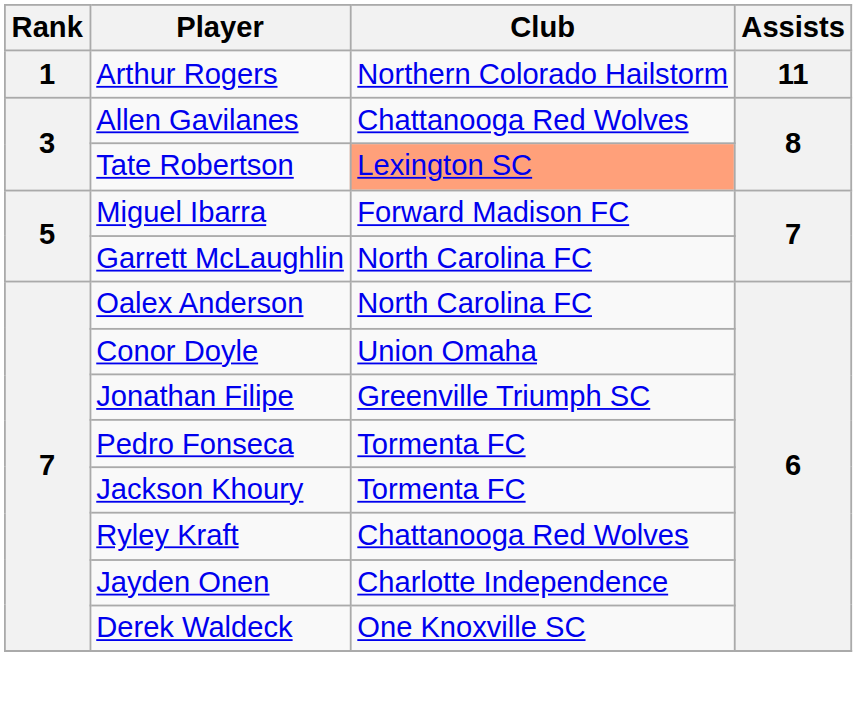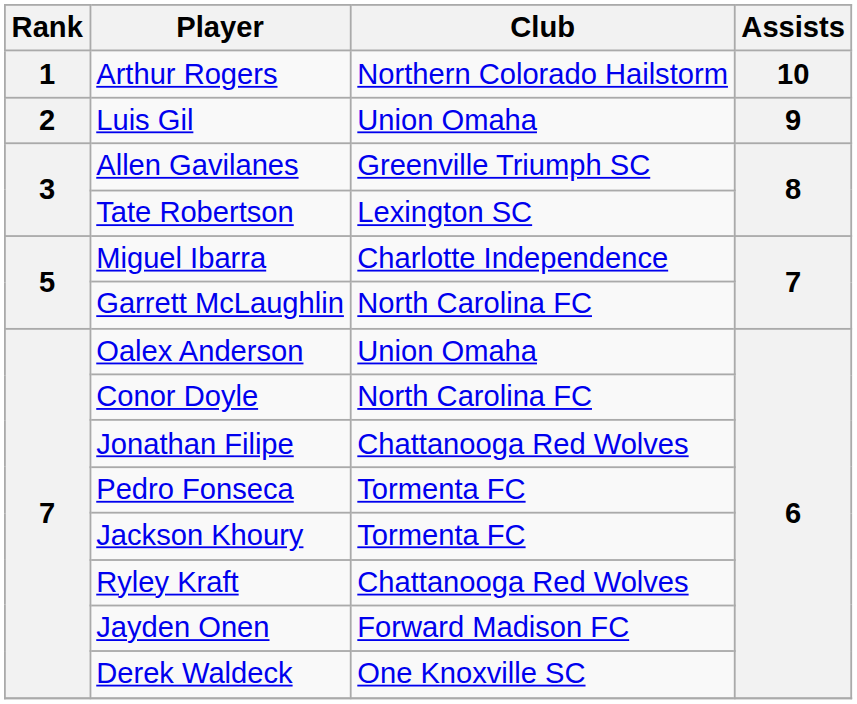(793, 73) 11 -> (793, 73) 10
+ row: (145, 119)
(523, 119) Chattanooga Red Wolves -> (504, 166) Greenville Triumph SC
(445, 166) lightsalmon background -> (445, 212) no background
(493, 212) Forward Madison FC -> (513, 258) Charlotte Independence
(475, 304) North Carolina FC -> (447, 350) Union Omaha
(447, 350) Union Omaha -> (475, 397) North Carolina FC
(504, 397) Greenville Triumph SC -> (523, 443) Chattanooga Red Wolves
(513, 581) Charlotte Independence -> (493, 627) Forward Madison FC
